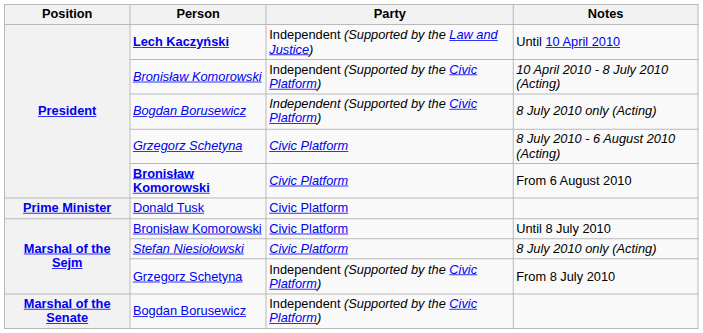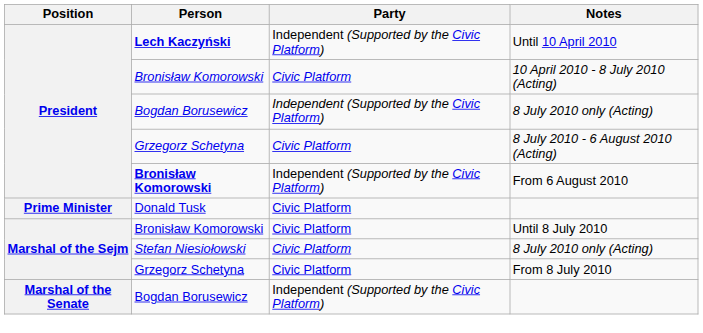(383, 42) Independent (Supported by the Law and Justice) -> (376, 42) Independent (Supported by the Civic Platform)
(373, 76) Independent (Supported by the Civic Platform) -> (312, 76) Civic Platform
(309, 180) Civic Platform -> (376, 180) Independent (Supported by the Civic Platform)
(373, 276) Independent (Supported by the Civic Platform) -> (312, 269) Civic Platform
